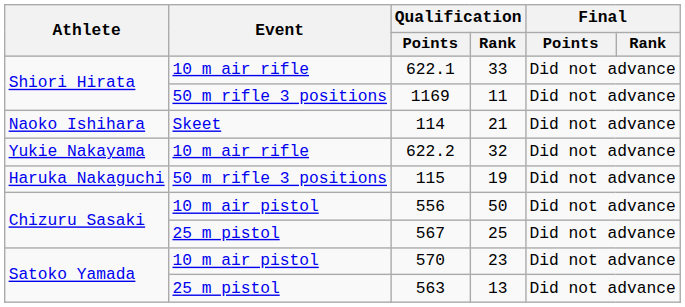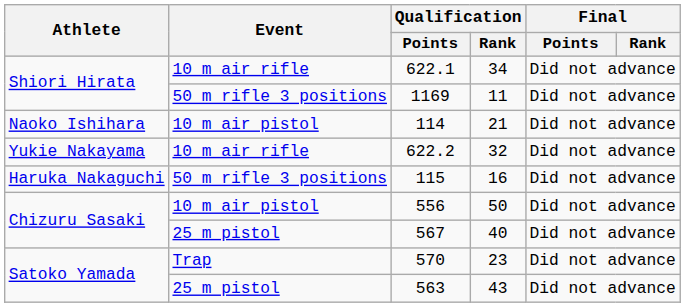(498, 70) 33 -> (498, 70) 34
(197, 124) Skeet -> (246, 124) 10 m air pistol
(498, 179) 19 -> (498, 179) 16
(498, 234) 25 -> (498, 234) 40
(246, 261) 10 m air pistol -> (192, 261) Trap
(498, 288) 13 -> (498, 288) 43
